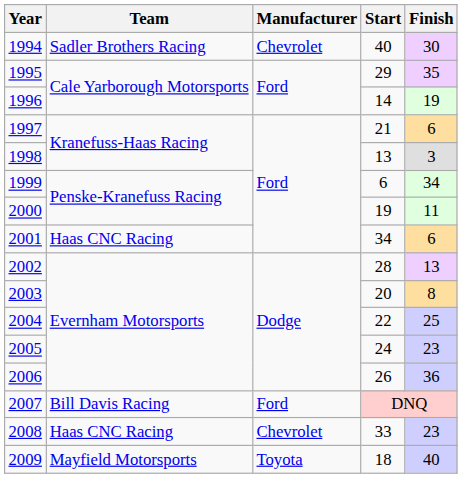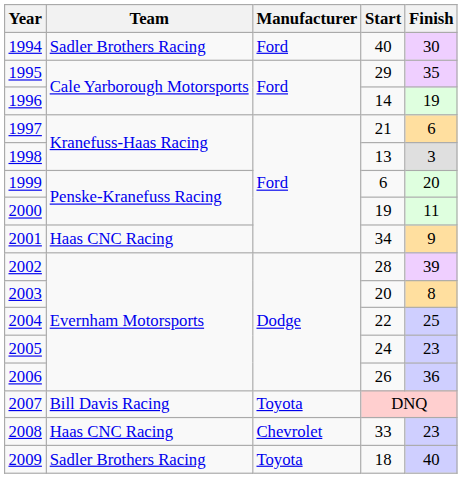(289, 46) Chevrolet -> (272, 46) Ford
(431, 183) 34 -> (431, 183) 20
(431, 239) 6 -> (431, 239) 9
(431, 266) 13 -> (431, 266) 39
(272, 404) Ford -> (280, 404) Toyota
(123, 459) Mayfield Motorsports -> (128, 459) Sadler Brothers Racing
